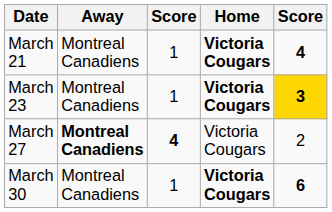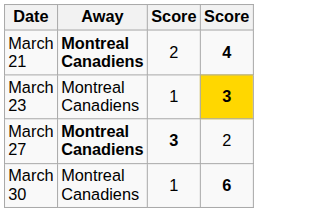- column: (237, 17)
(100, 52) normal -> (102, 52) bold
(174, 52) 1 -> (174, 52) 2
(174, 140) 4 -> (174, 140) 3
